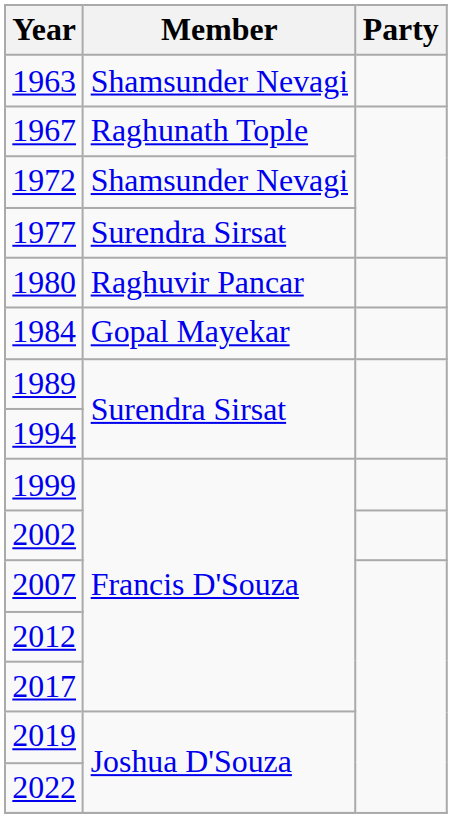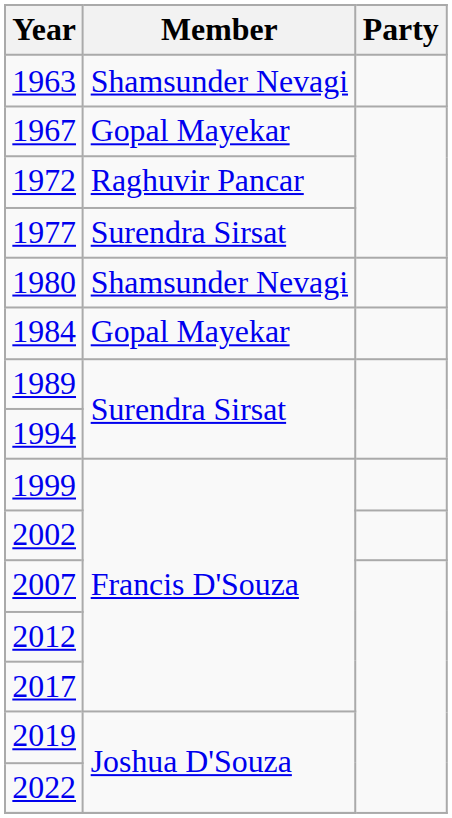(199, 130) Raghunath Tople -> (190, 130) Gopal Mayekar
(219, 181) Shamsunder Nevagi -> (197, 181) Raghuvir Pancar
(197, 282) Raghuvir Pancar -> (219, 282) Shamsunder Nevagi
